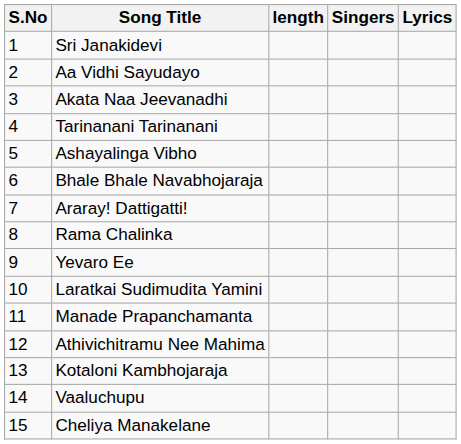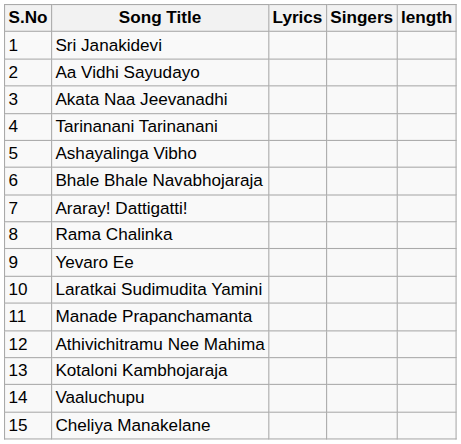columns swapped: (427, 18) <-> (298, 18)
